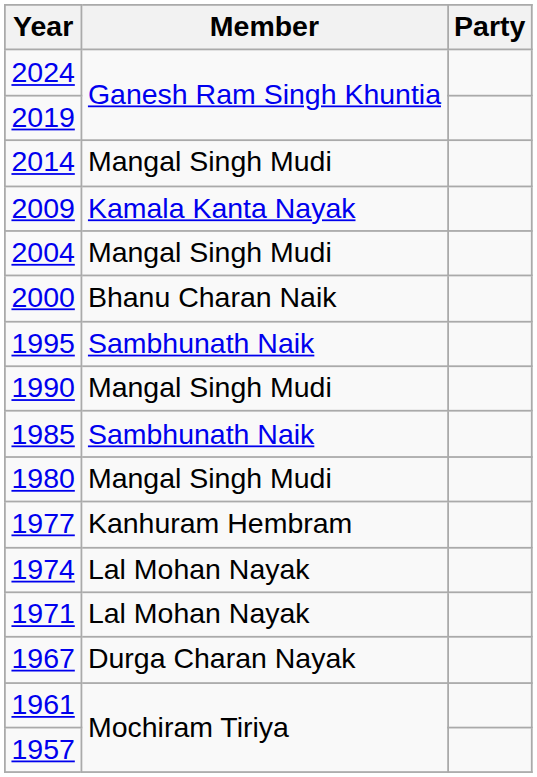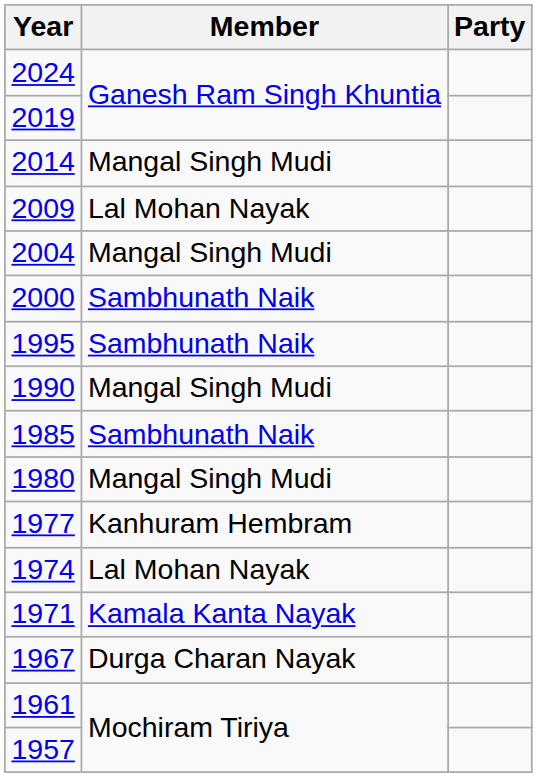(222, 207) Kamala Kanta Nayak -> (199, 207) Lal Mohan Nayak
(212, 298) Bhanu Charan Naik -> (201, 298) Sambhunath Naik
(199, 614) Lal Mohan Nayak -> (222, 614) Kamala Kanta Nayak
